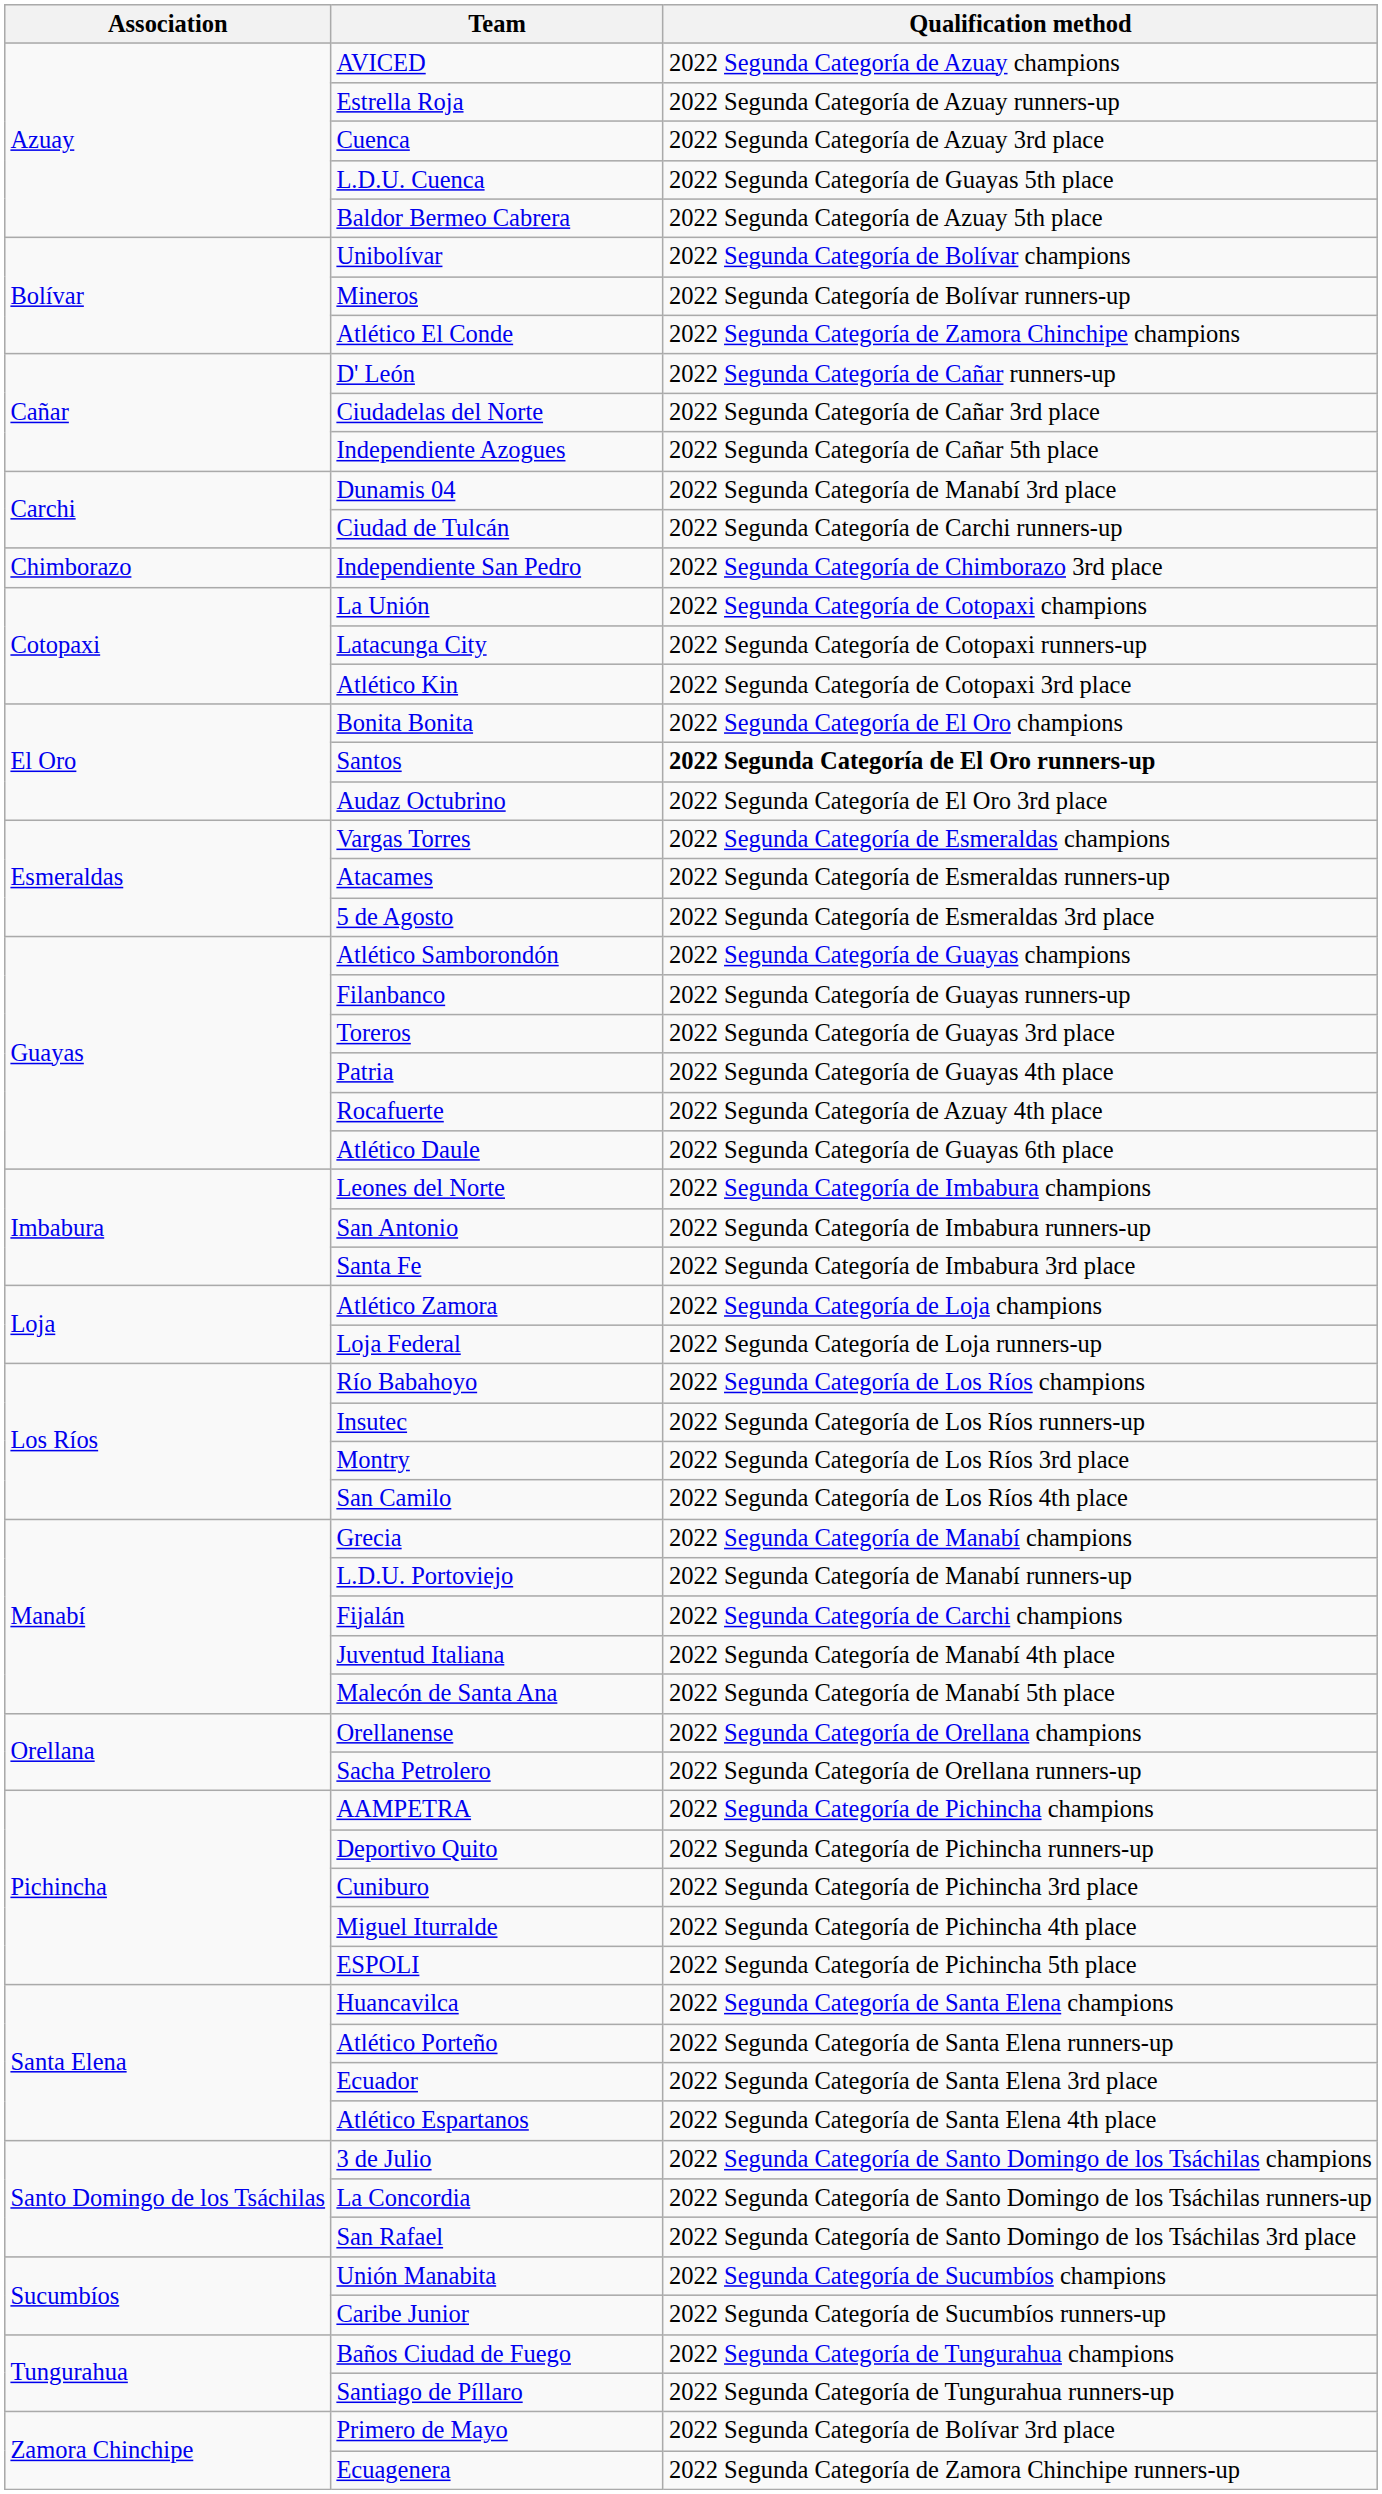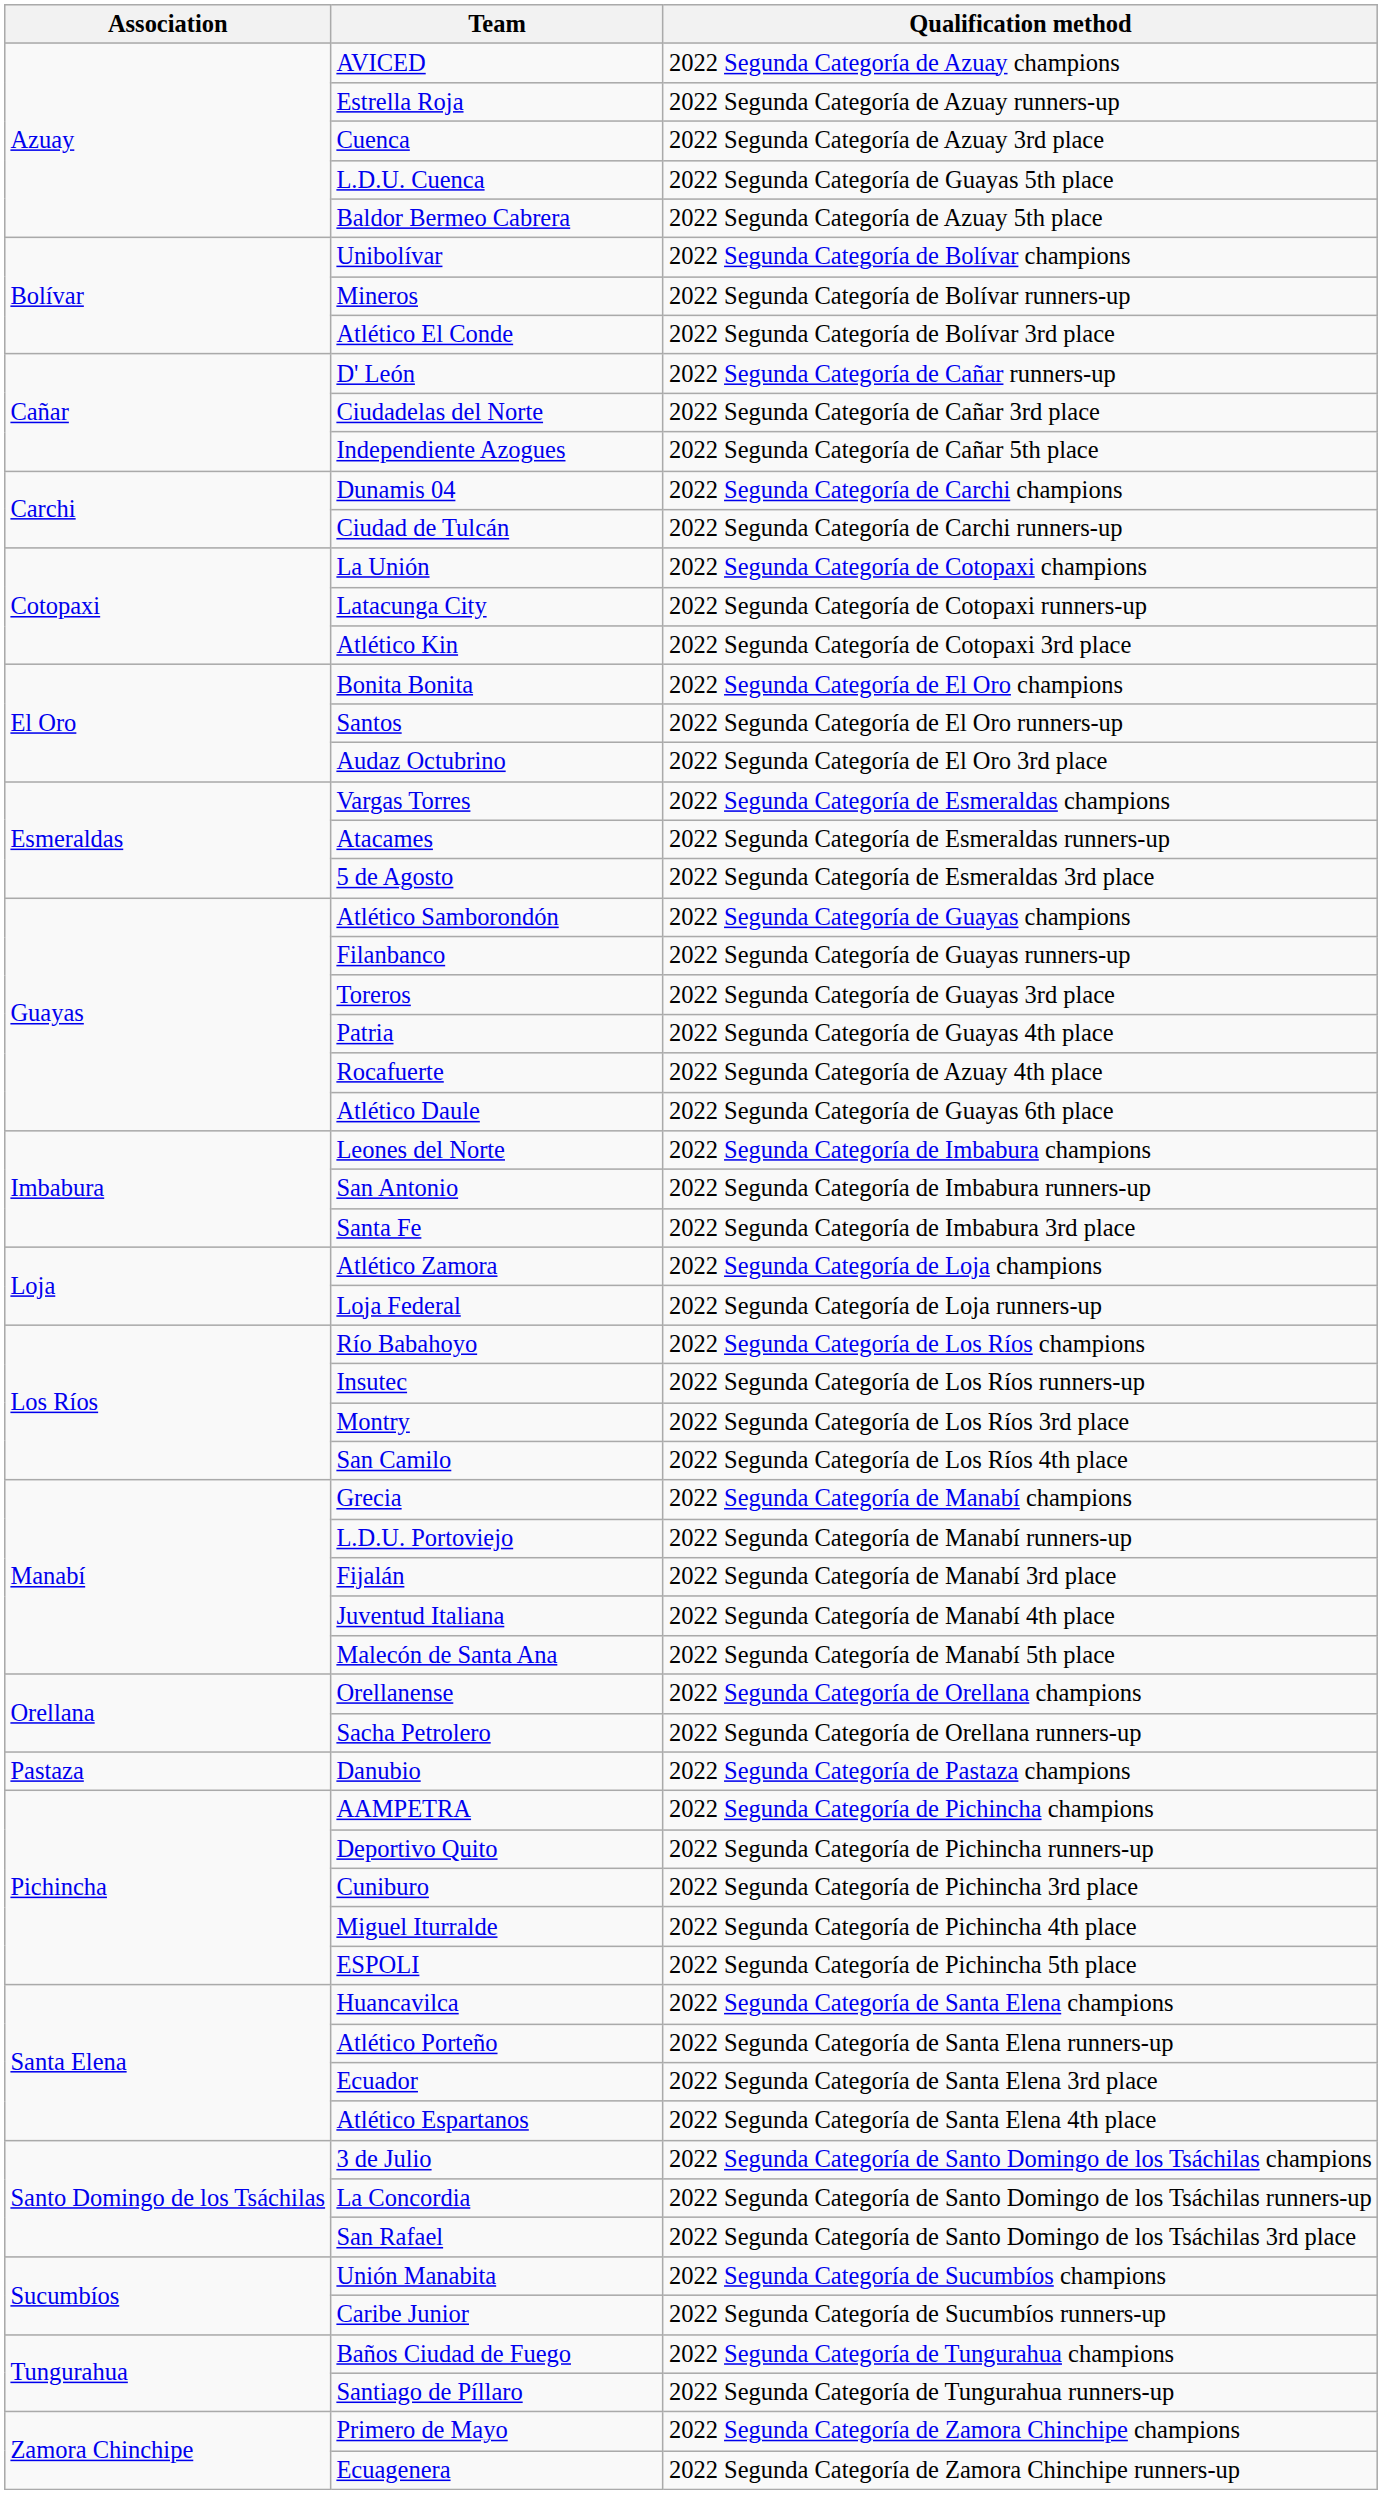(955, 334) 2022 Segunda Categoría de Zamora Chinchipe champions -> (892, 334) 2022 Segunda Categoría de Bolívar 3rd place
(893, 489) 2022 Segunda Categoría de Manabí 3rd place -> (896, 489) 2022 Segunda Categoría de Carchi champions
- row: (459, 567)
(912, 761) bold -> (896, 722) normal
(896, 1615) 2022 Segunda Categoría de Carchi champions -> (893, 1576) 2022 Segunda Categoría de Manabí 3rd place
+ row: (379, 1770)
(892, 2430) 2022 Segunda Categoría de Bolívar 3rd place -> (955, 2430) 2022 Segunda Categoría de Zamora Chinchipe champions
